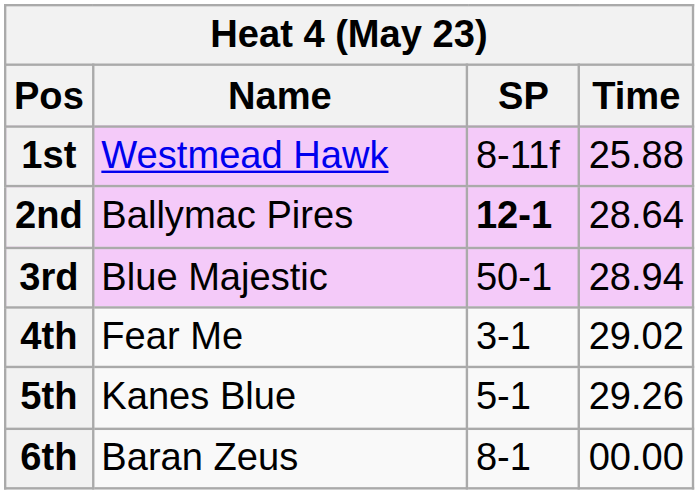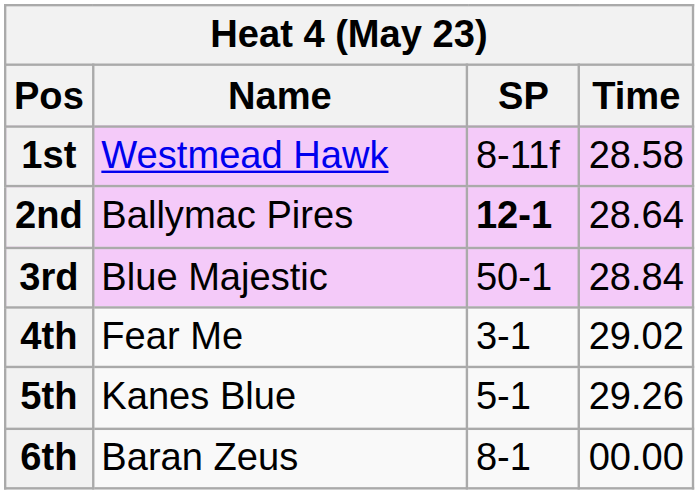(636, 155) 25.88 -> (636, 155) 28.58
(636, 276) 28.94 -> (636, 276) 28.84
